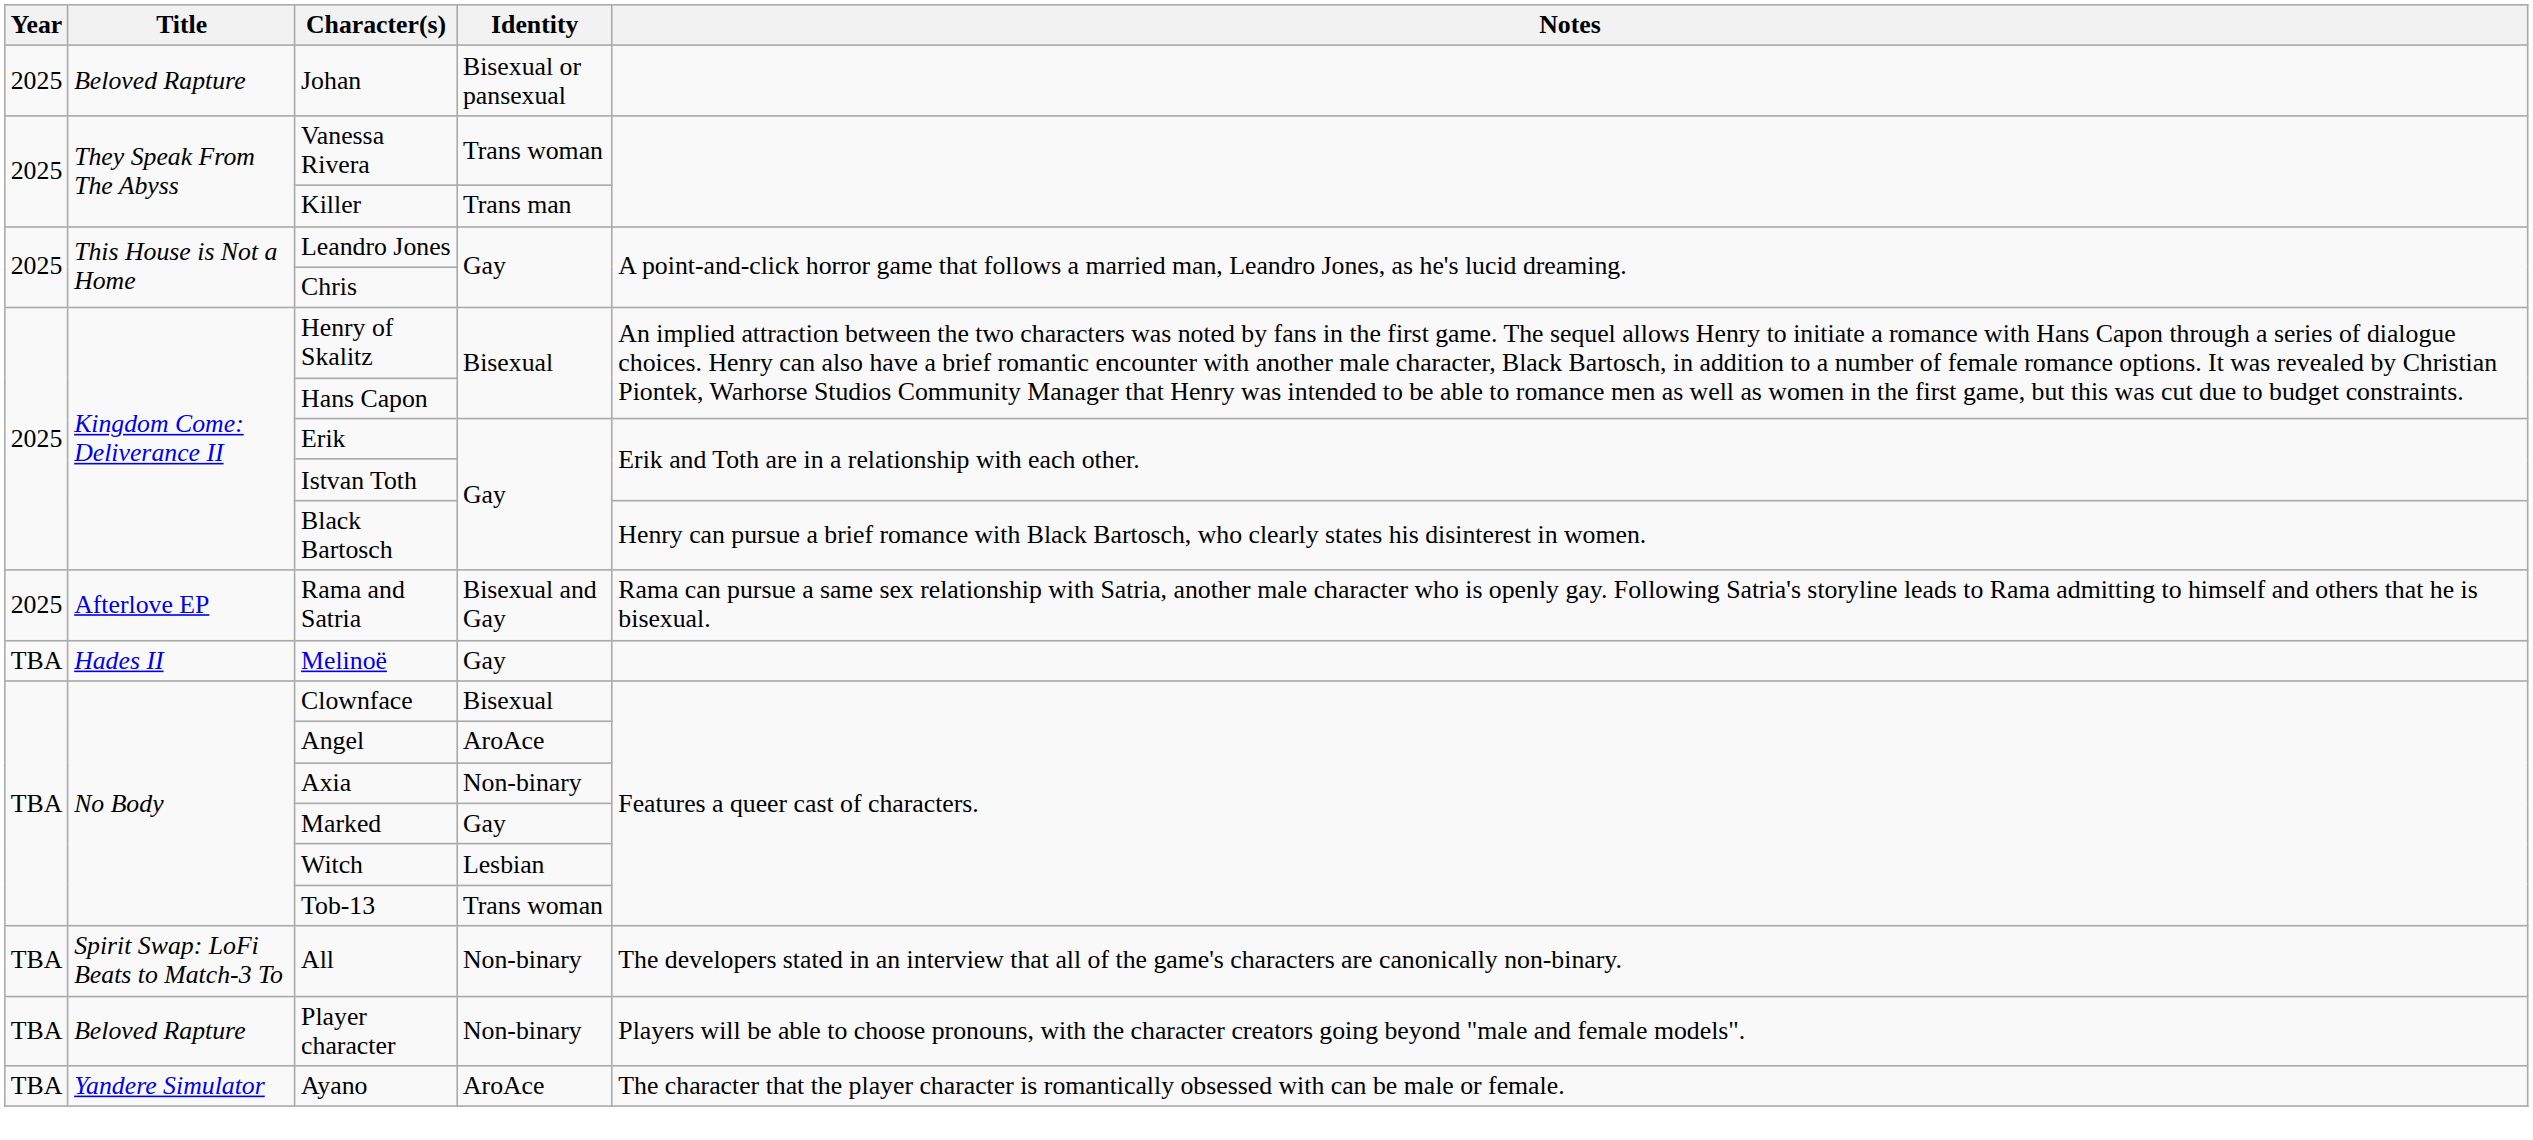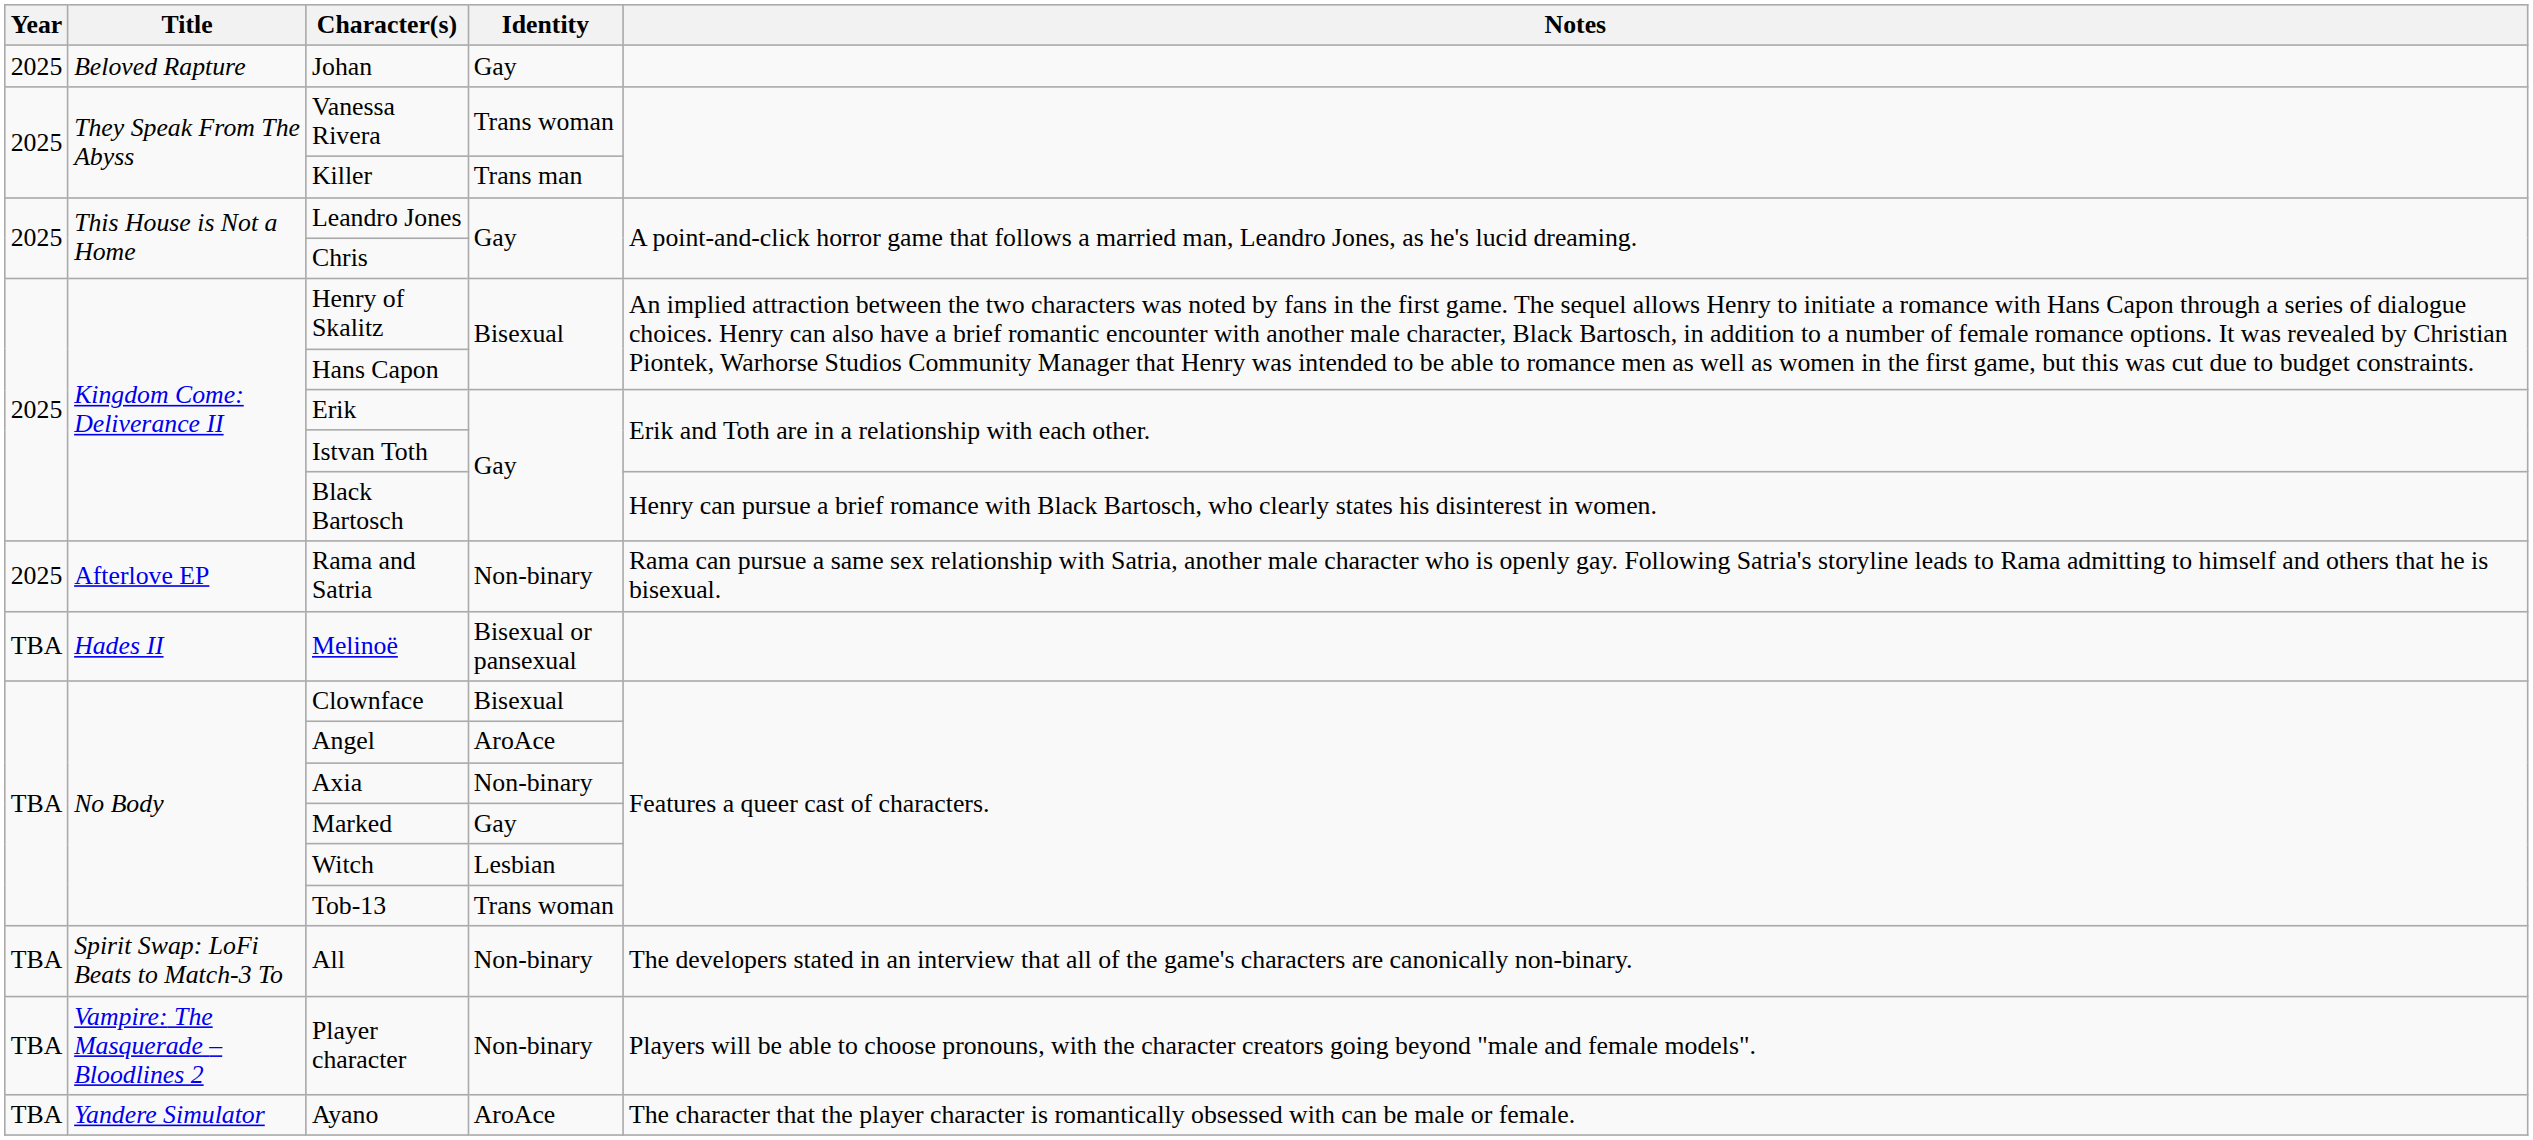(522, 80) Bisexual or pansexual -> (495, 65) Gay
(530, 604) Bisexual and Gay -> (533, 575) Non-binary
(484, 660) Gay -> (533, 645) Bisexual or pansexual
(160, 1030) Beloved Rapture -> (148, 1044) Vampire: The Masquerade – Bloodlines 2
